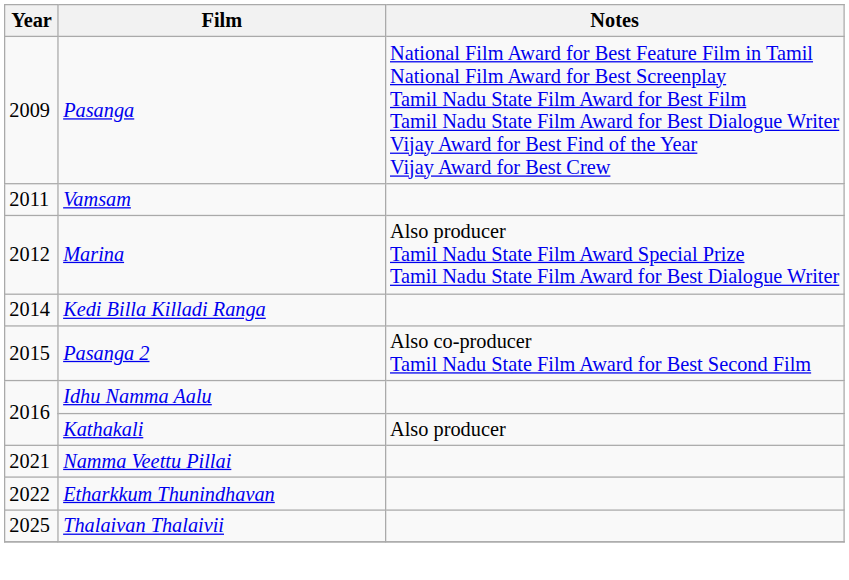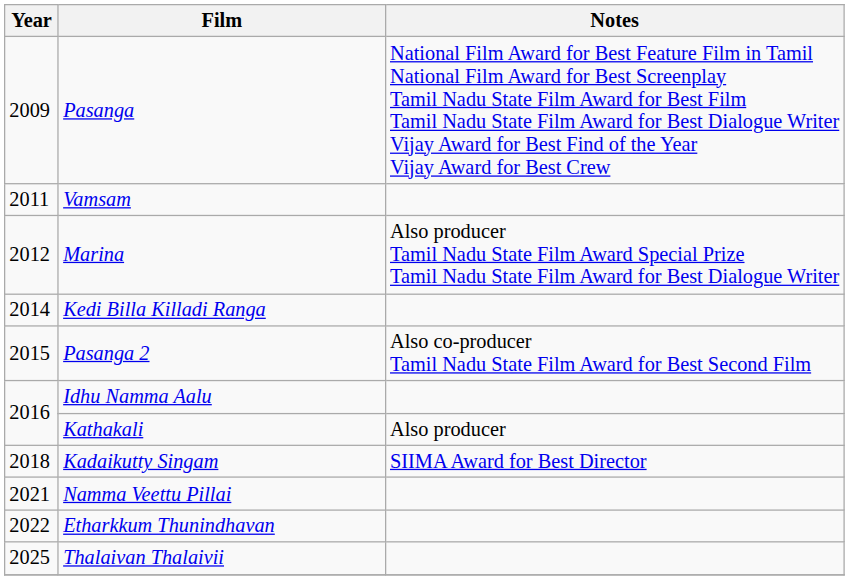+ row: (141, 461)
